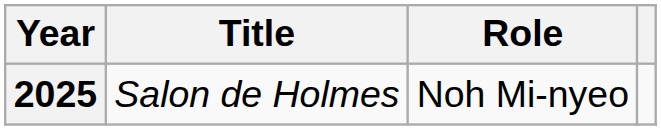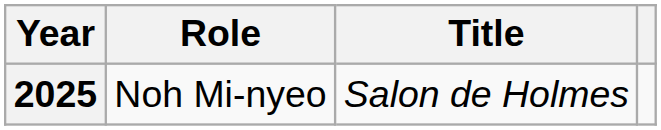columns swapped: (257, 34) <-> (523, 34)
